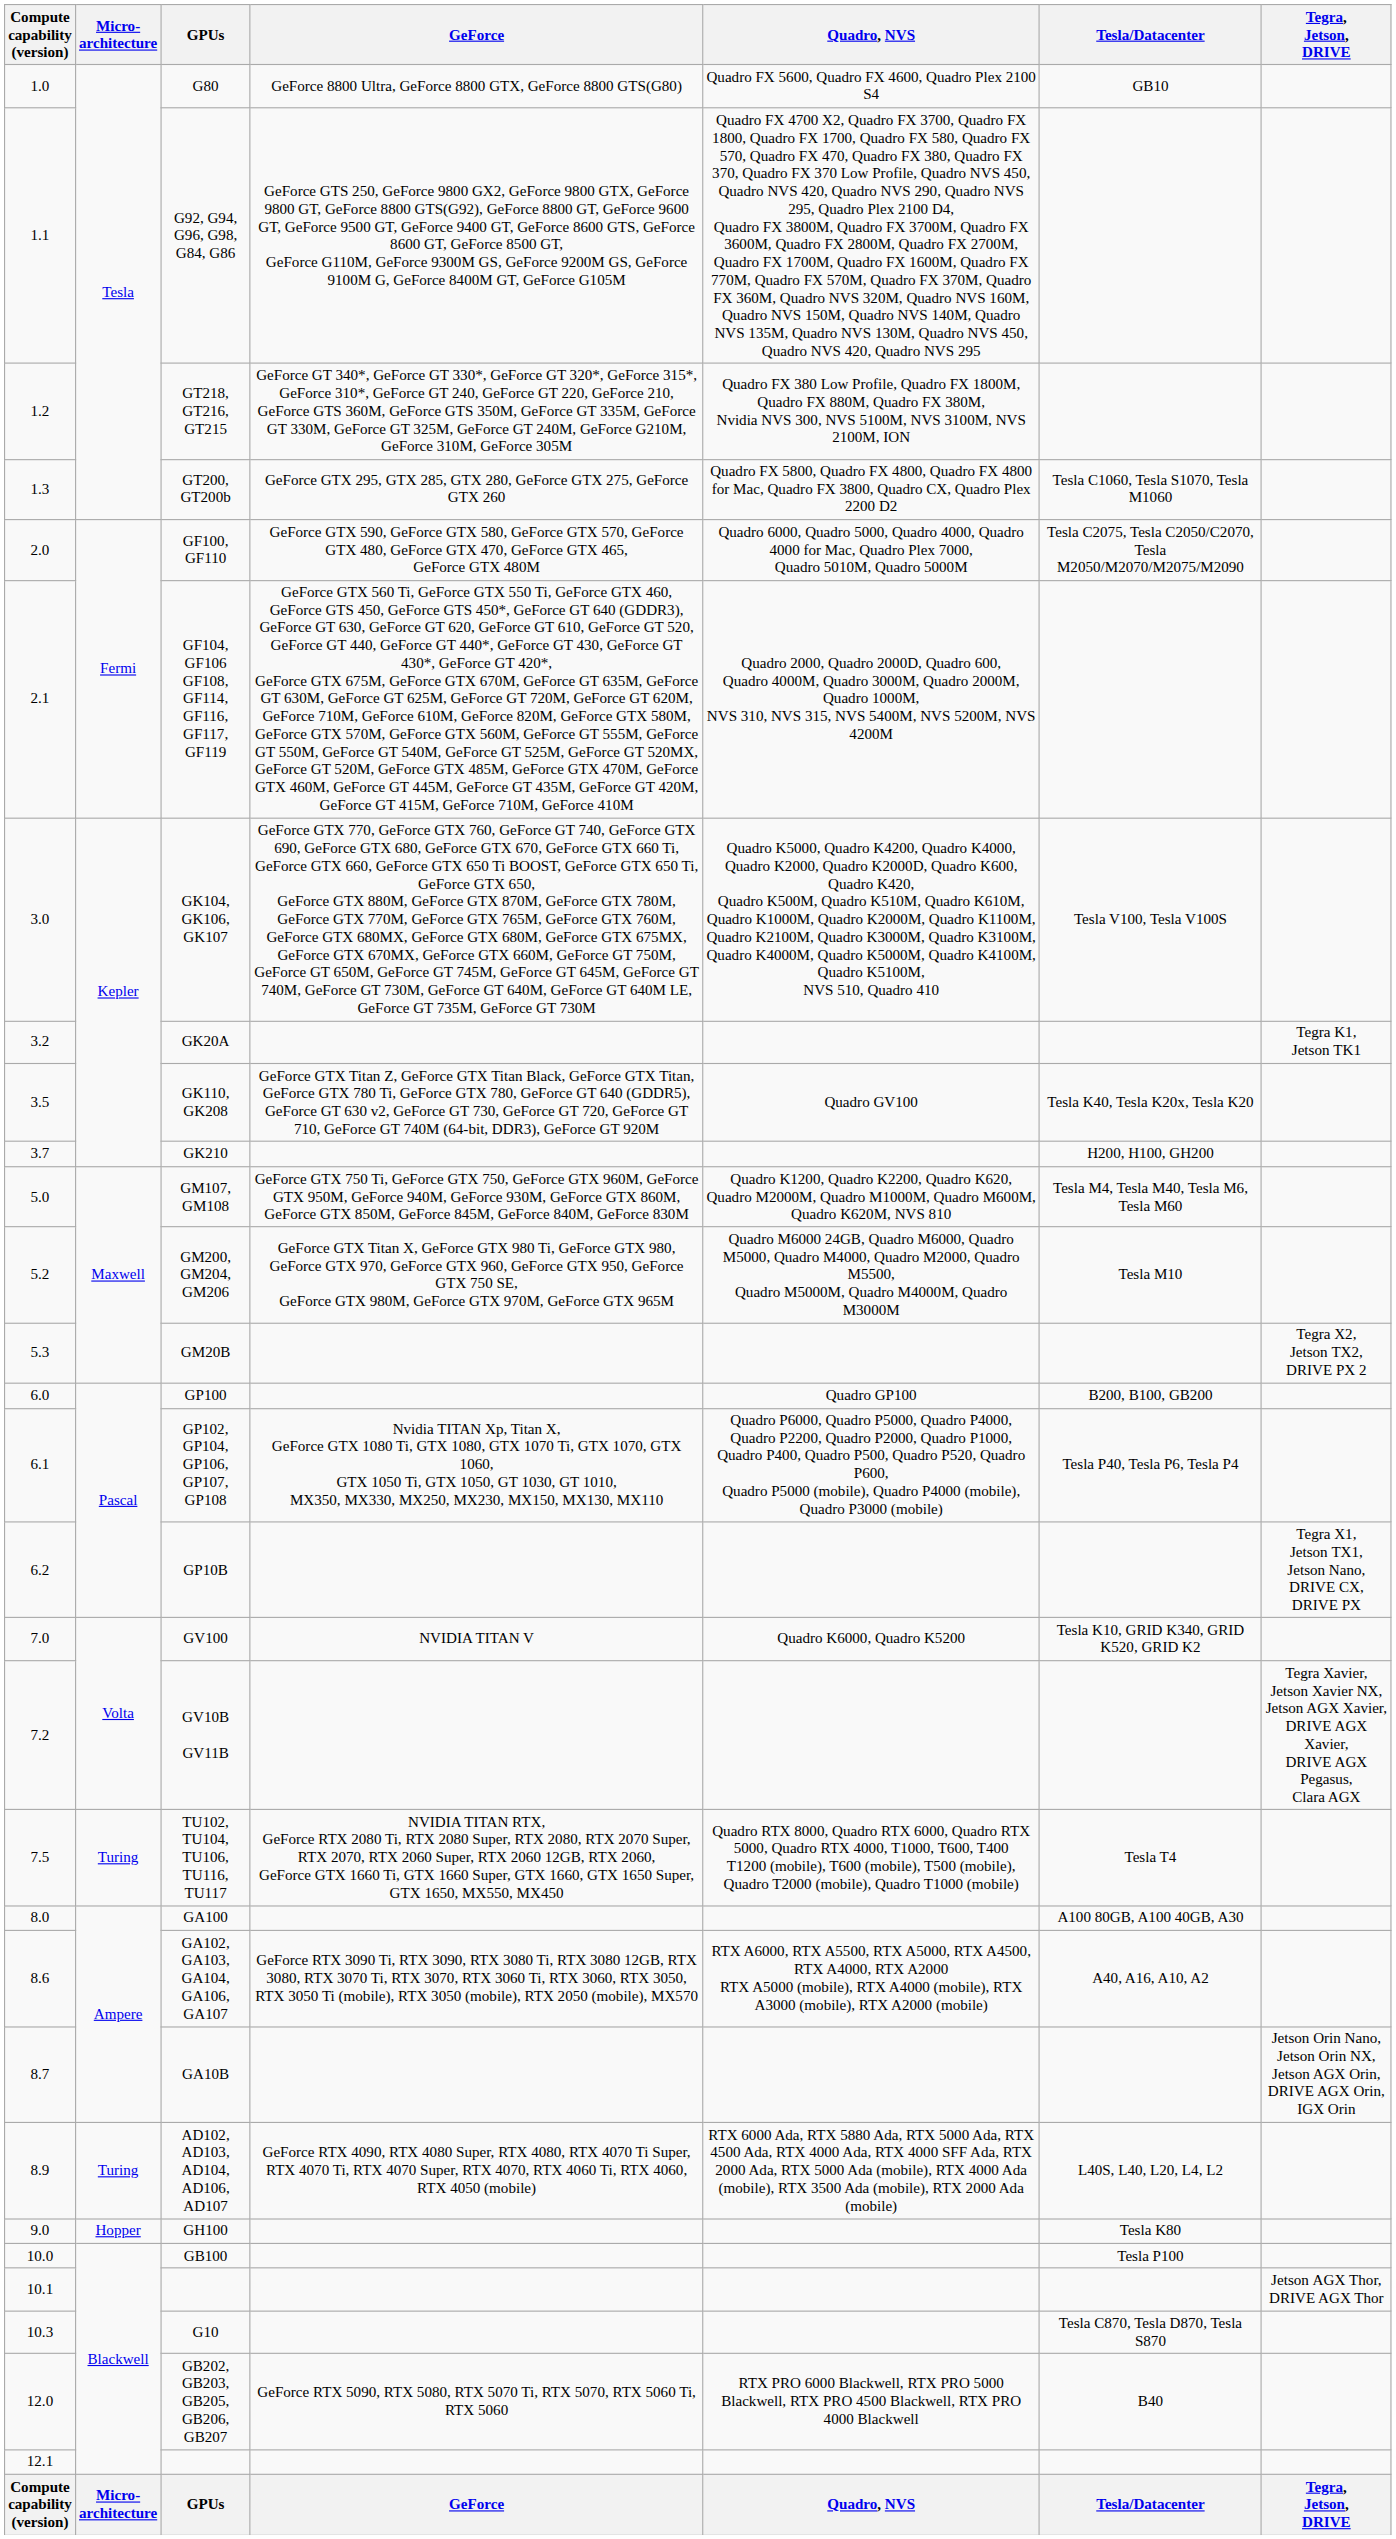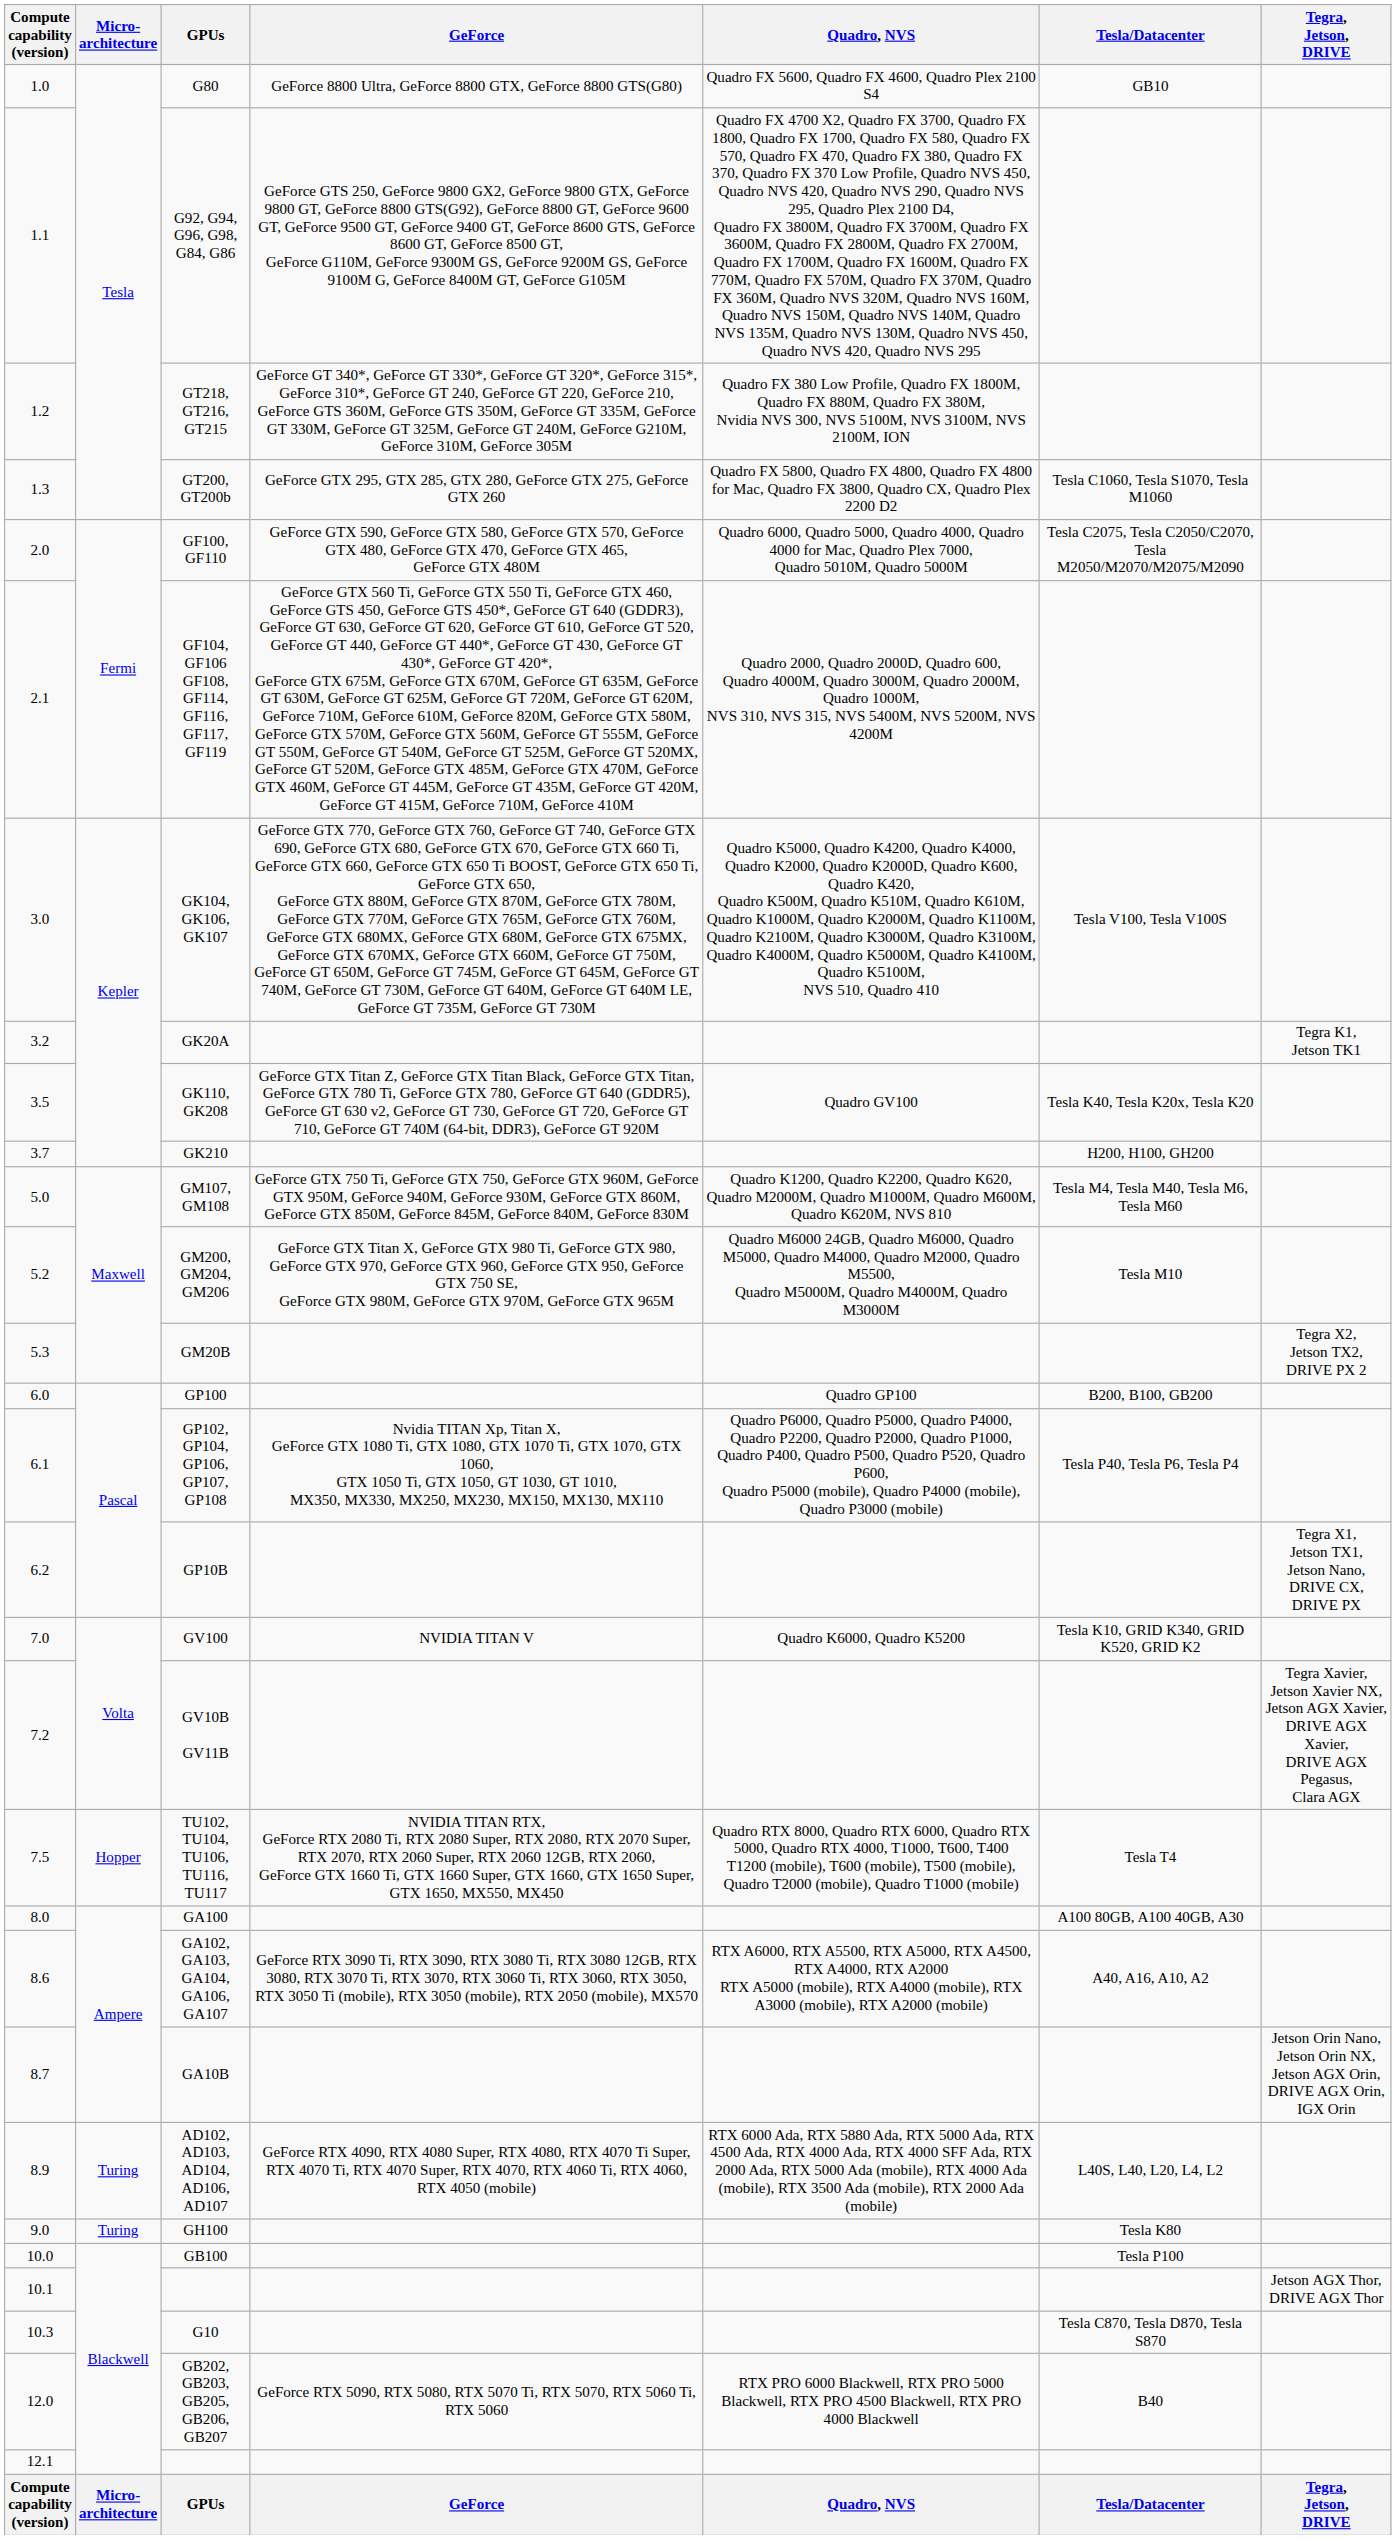(118, 1857) Turing -> (118, 1857) Hopper
(118, 2230) Hopper -> (118, 2230) Turing
